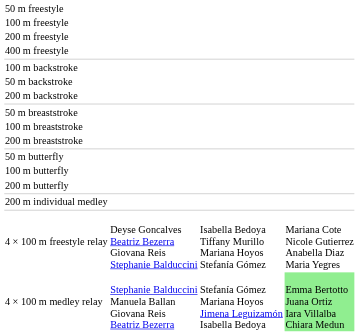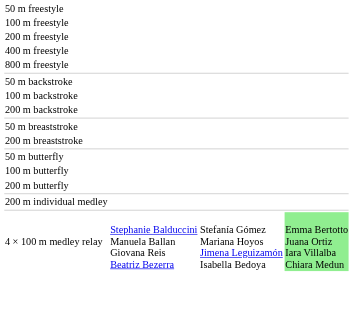+ row: (37, 65)
rows swapped: (39, 81) <-> (41, 67)
- row: (44, 126)
- row: (56, 241)
